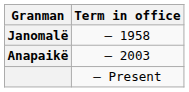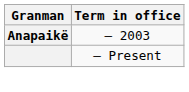- row: (38, 35)
